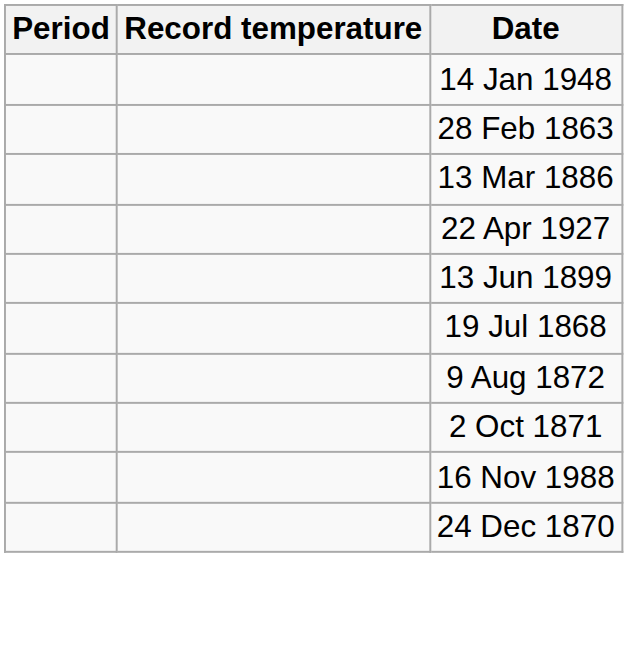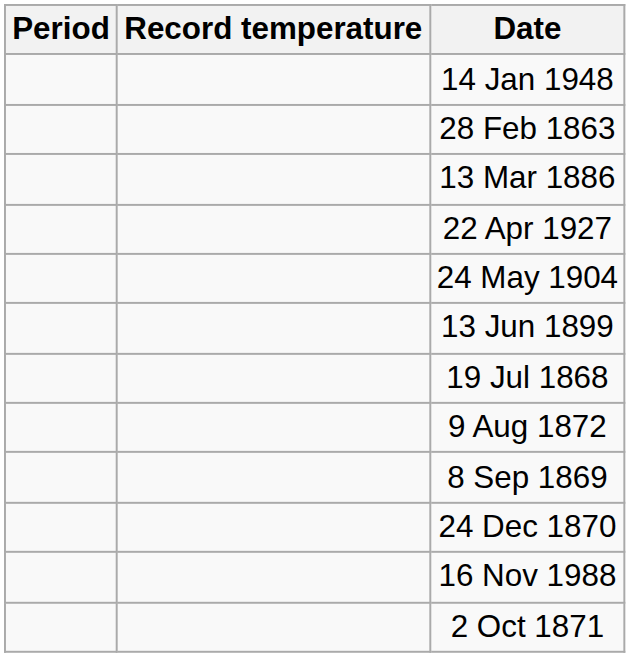+ row: (527, 278)
+ row: (527, 476)
rows swapped: (526, 427) <-> (526, 526)
